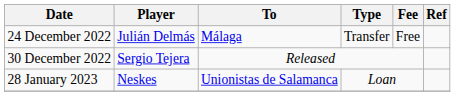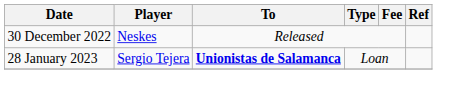- row: (59, 36)
(153, 58) Sergio Tejera -> (137, 36) Neskes
(137, 79) Neskes -> (153, 58) Sergio Tejera
(269, 79) normal -> (268, 58) bold
